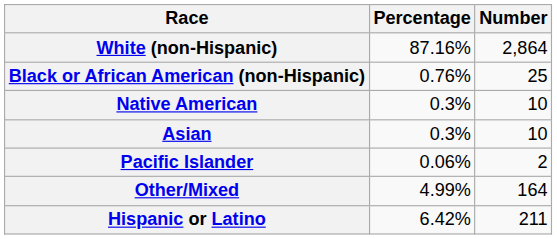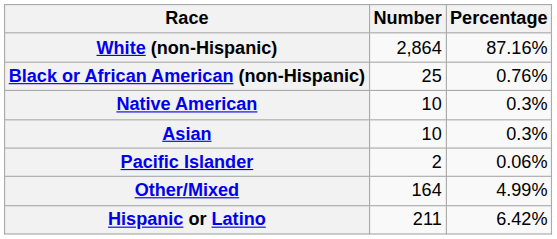columns swapped: (513, 18) <-> (422, 18)
